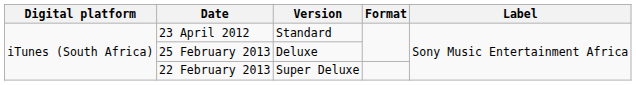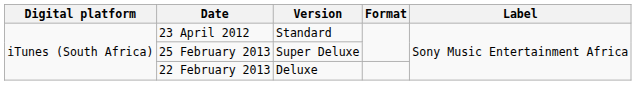(297, 52) Deluxe -> (318, 52) Super Deluxe
(318, 70) Super Deluxe -> (297, 70) Deluxe
